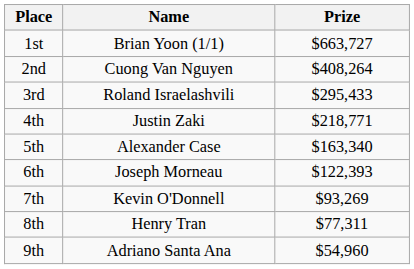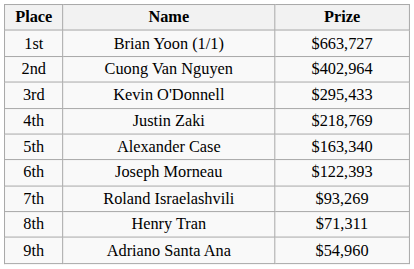(342, 69) $408,264 -> (342, 69) $402,964
(169, 95) Roland Israelashvili -> (169, 95) Kevin O'Donnell
(342, 120) $218,771 -> (342, 120) $218,769
(169, 198) Kevin O'Donnell -> (169, 198) Roland Israelashvili
(342, 224) $77,311 -> (342, 224) $71,311
